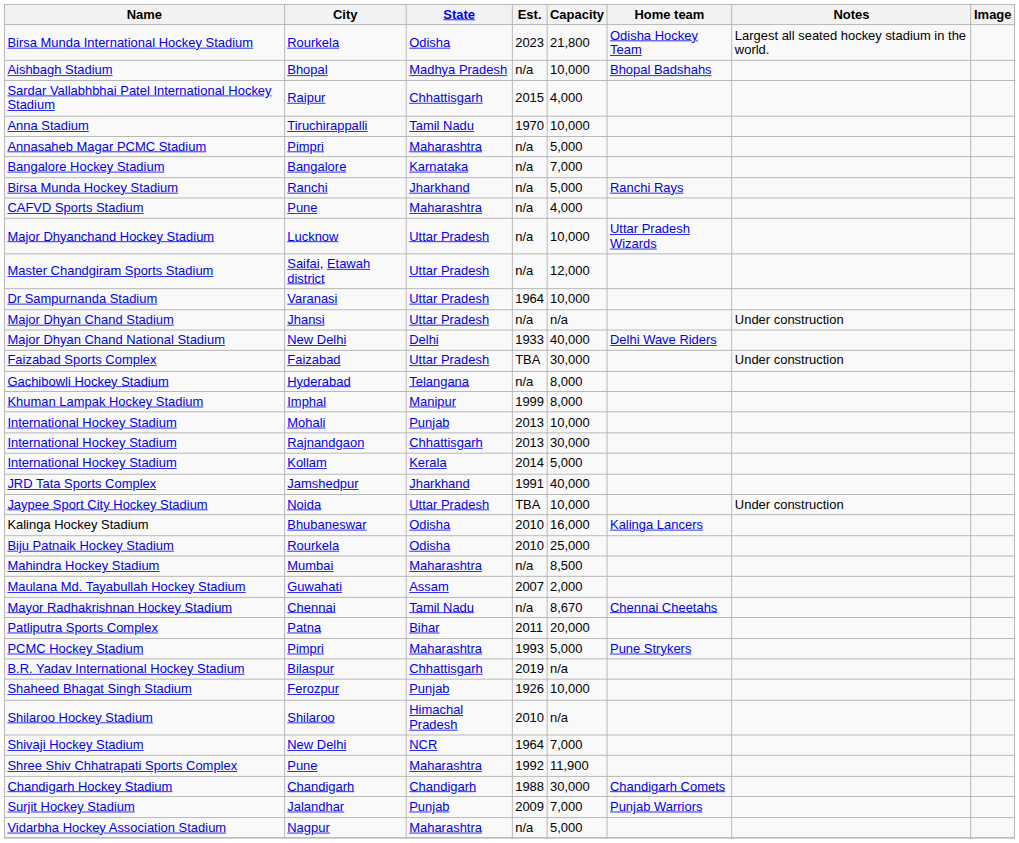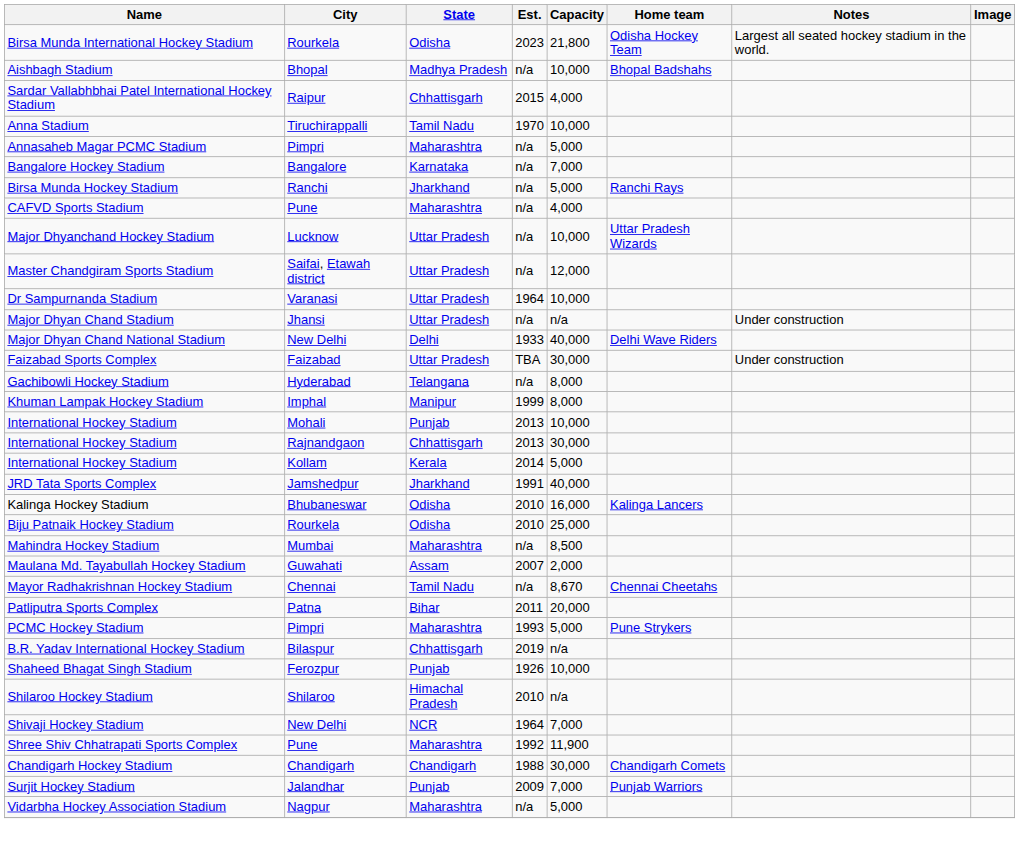- row: (108, 504)
